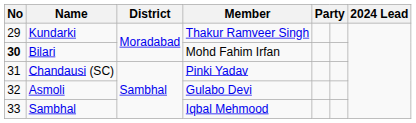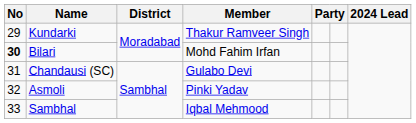(217, 71) Pinki Yadav -> (219, 71) Gulabo Devi
(219, 90) Gulabo Devi -> (217, 90) Pinki Yadav
